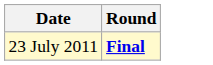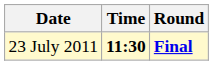+ column: (126, 18)
